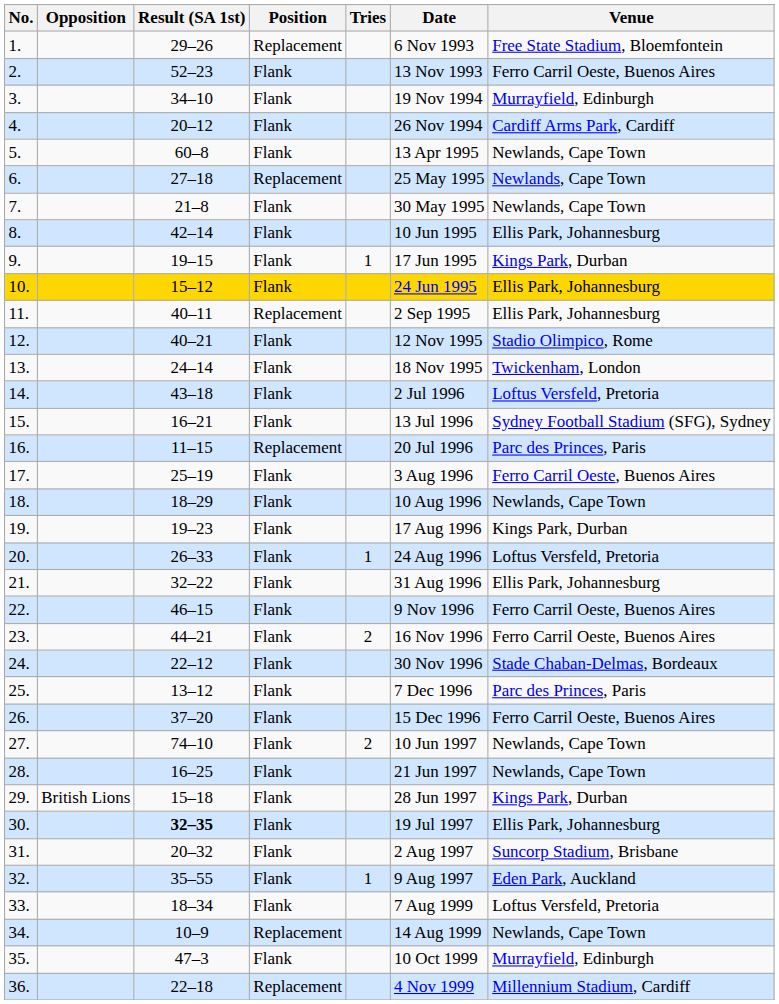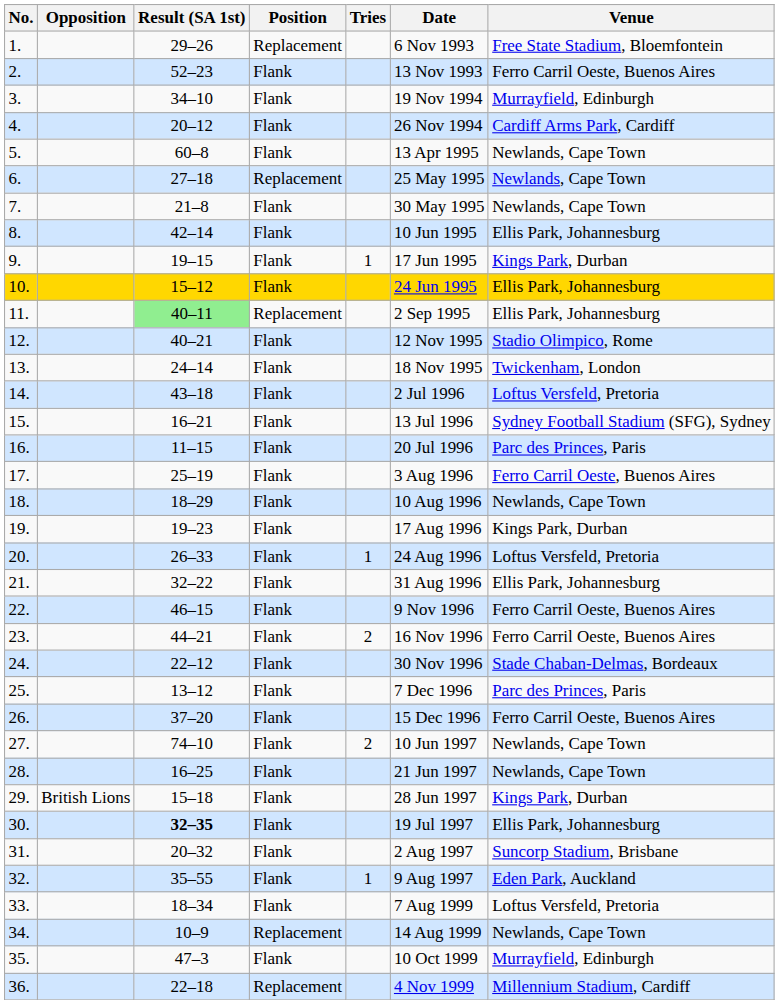(192, 313) no background -> (192, 313) lightgreen background
(298, 448) Replacement -> (273, 448) Flank
